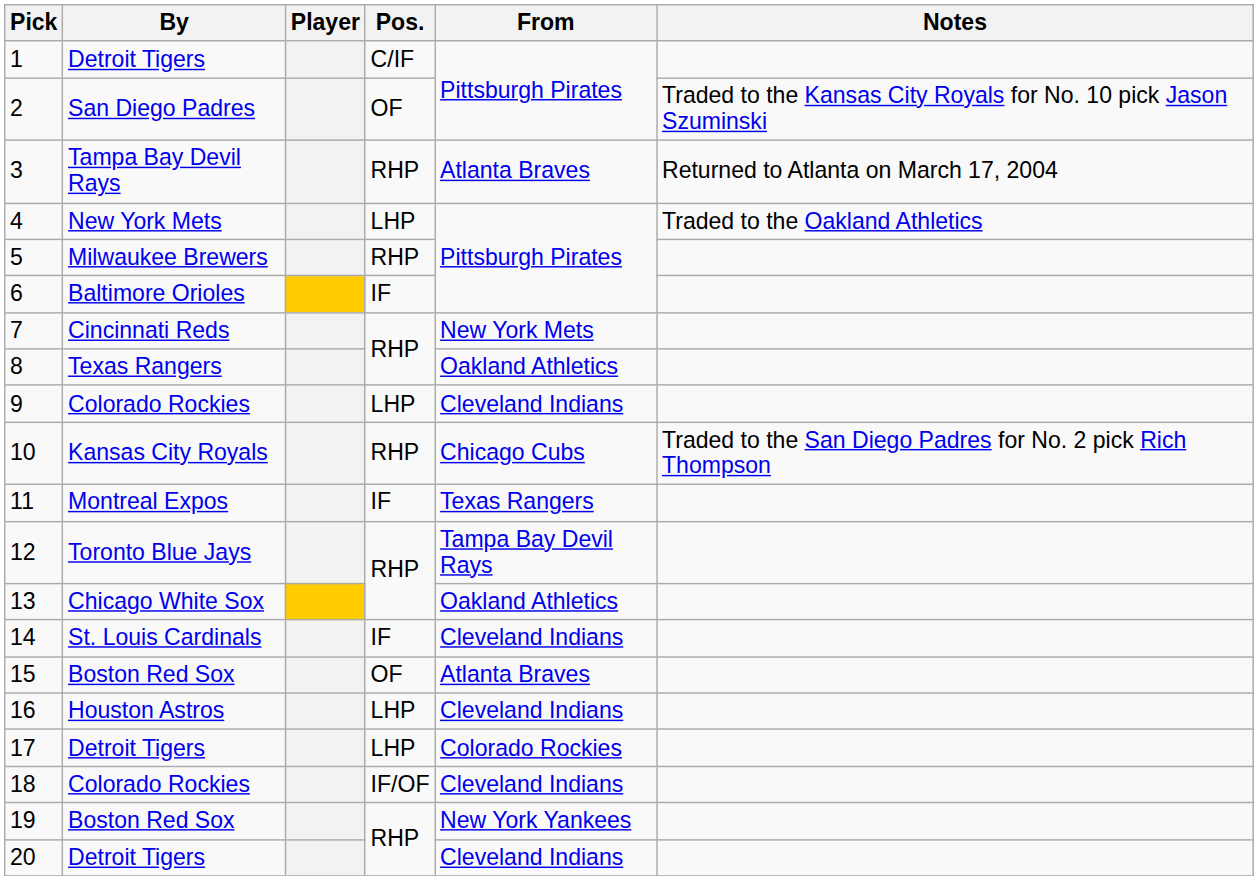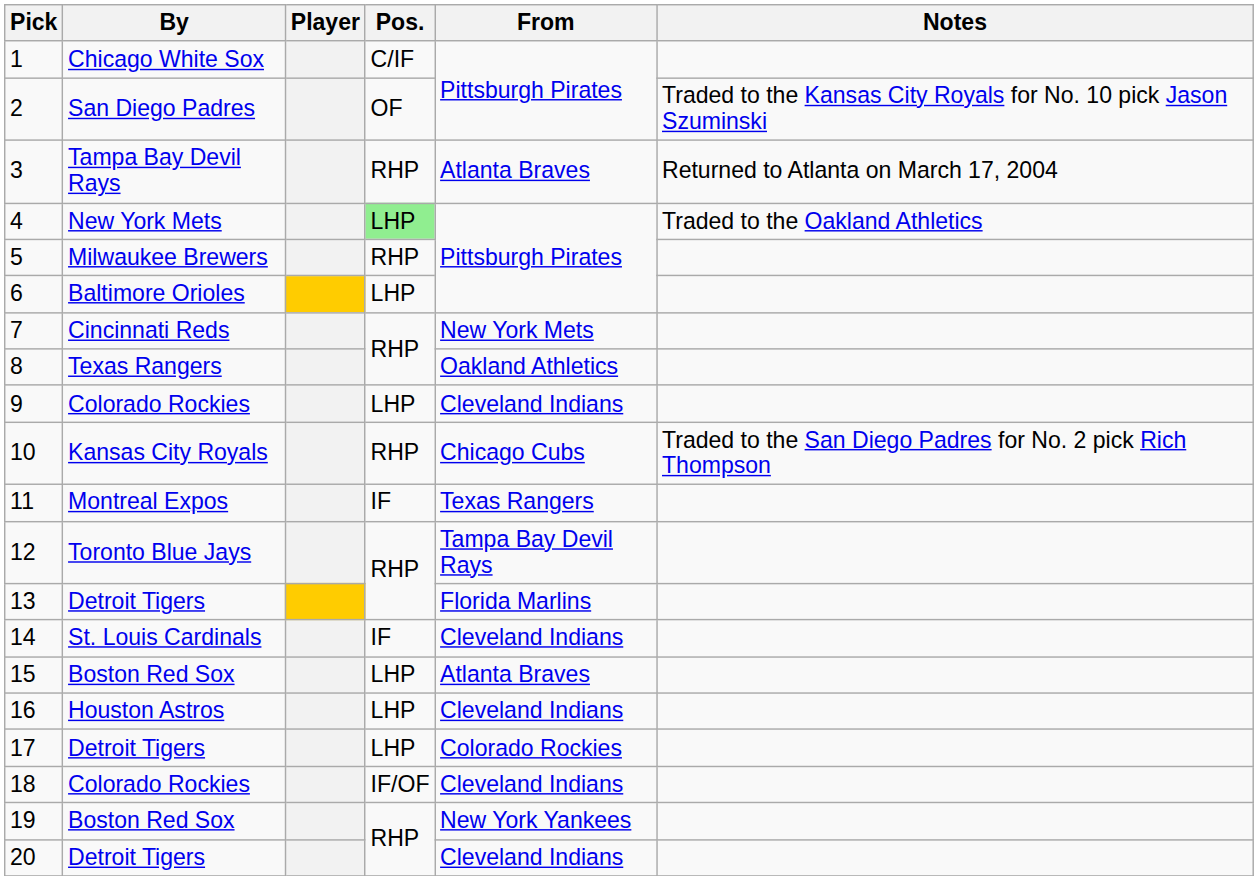(137, 59) Detroit Tigers -> (166, 59) Chicago White Sox
(393, 220) no background -> (393, 220) lightgreen background
(381, 293) IF -> (393, 293) LHP
(166, 601) Chicago White Sox -> (137, 601) Detroit Tigers
(529, 601) Oakland Athletics -> (516, 601) Florida Marlins
(387, 674) OF -> (393, 674) LHP
